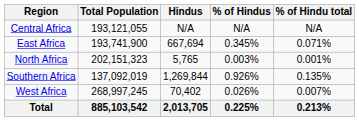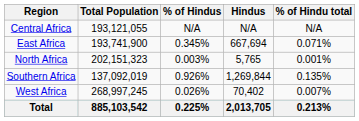columns swapped: (185, 12) <-> (242, 12)
